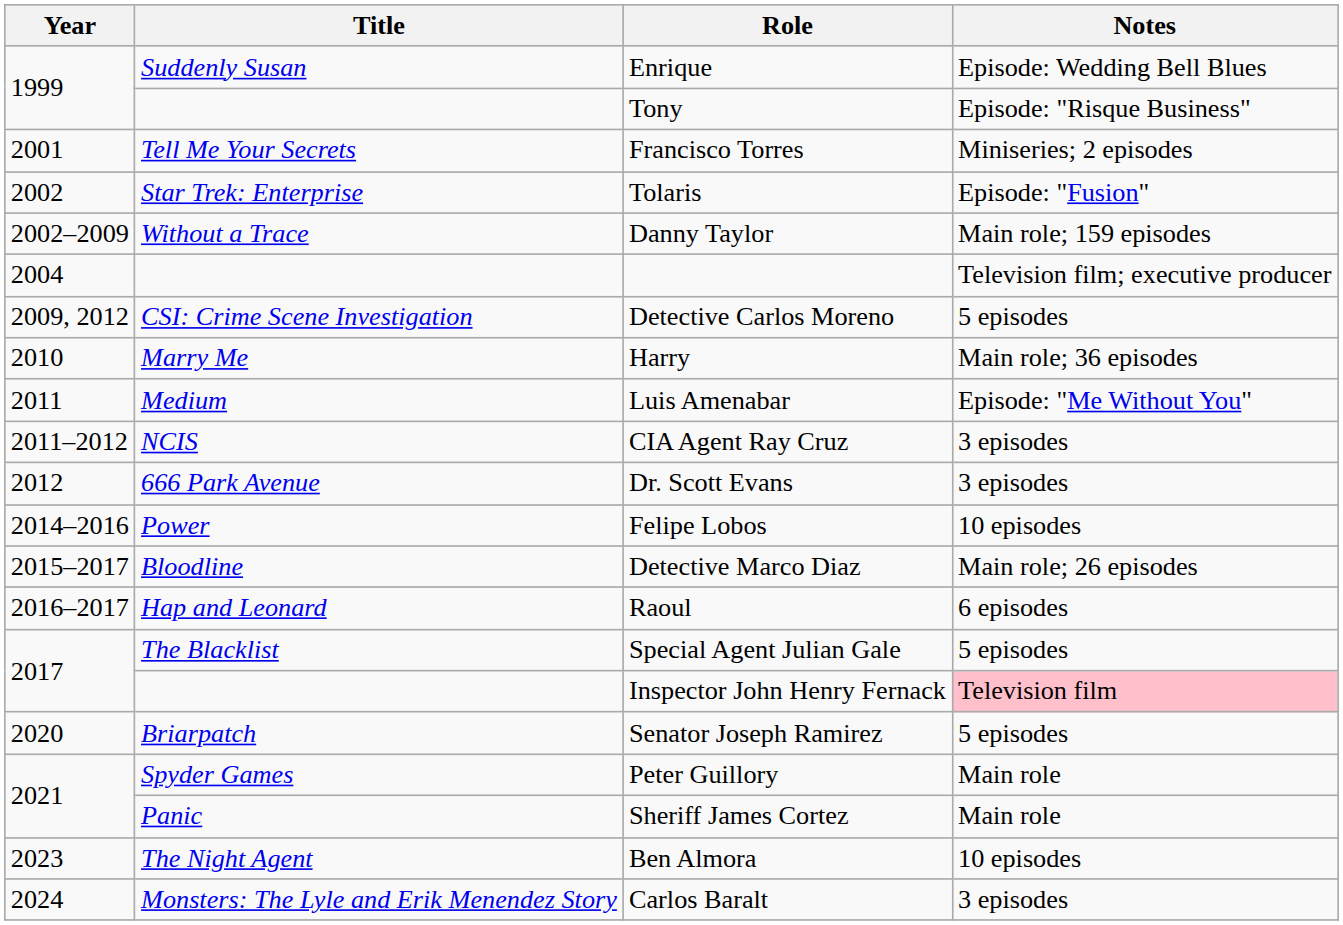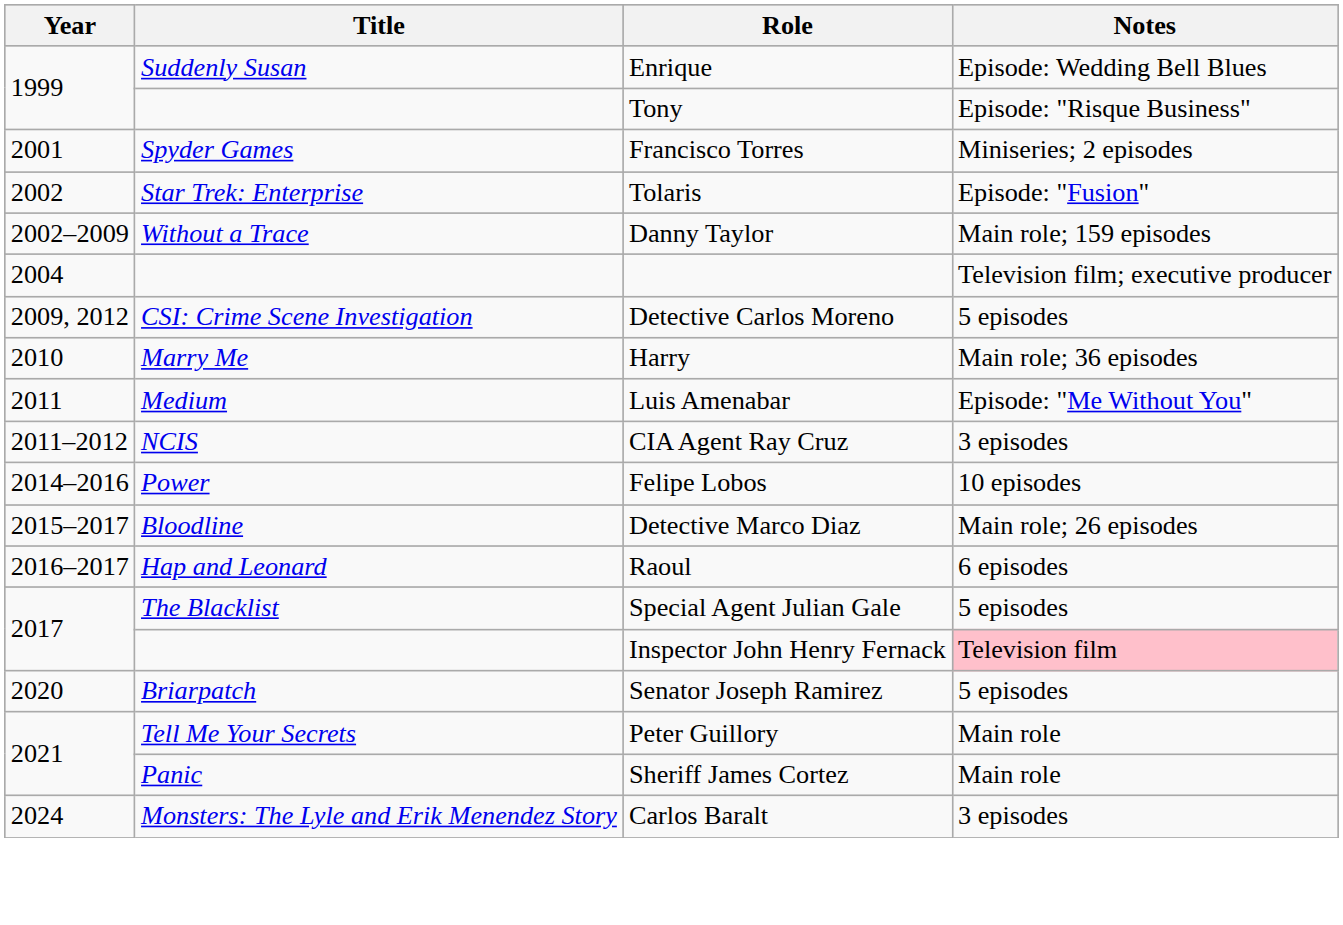(249, 150) Tell Me Your Secrets -> (217, 150) Spyder Games
- row: (711, 483)
(217, 774) Spyder Games -> (249, 732) Tell Me Your Secrets
- row: (693, 857)
